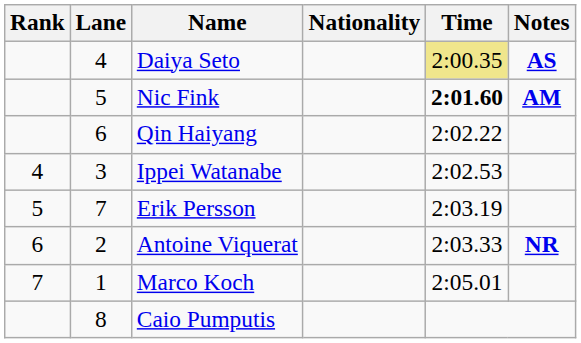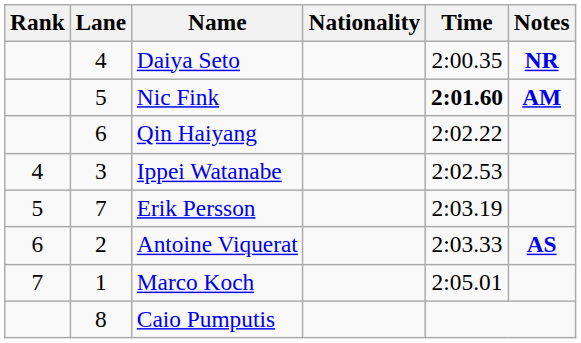(467, 60) khaki background -> (467, 60) no background
(542, 60) AS -> (542, 60) NR
(542, 245) NR -> (542, 245) AS
